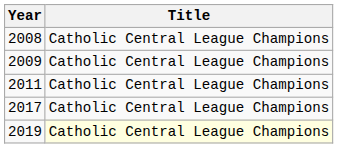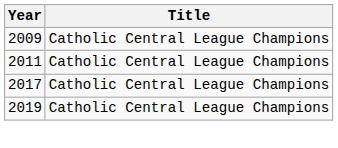- row: (25, 39)
(189, 132) lightyellow background -> (189, 108) no background
